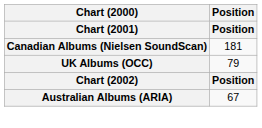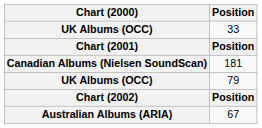+ row: (233, 30)
